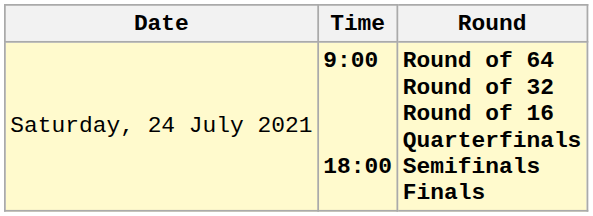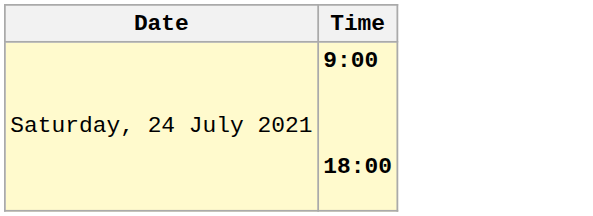- column: (492, 24)
